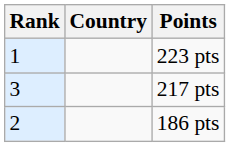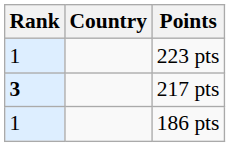(15, 89) normal -> (15, 89) bold
(15, 123) 2 -> (15, 123) 1
